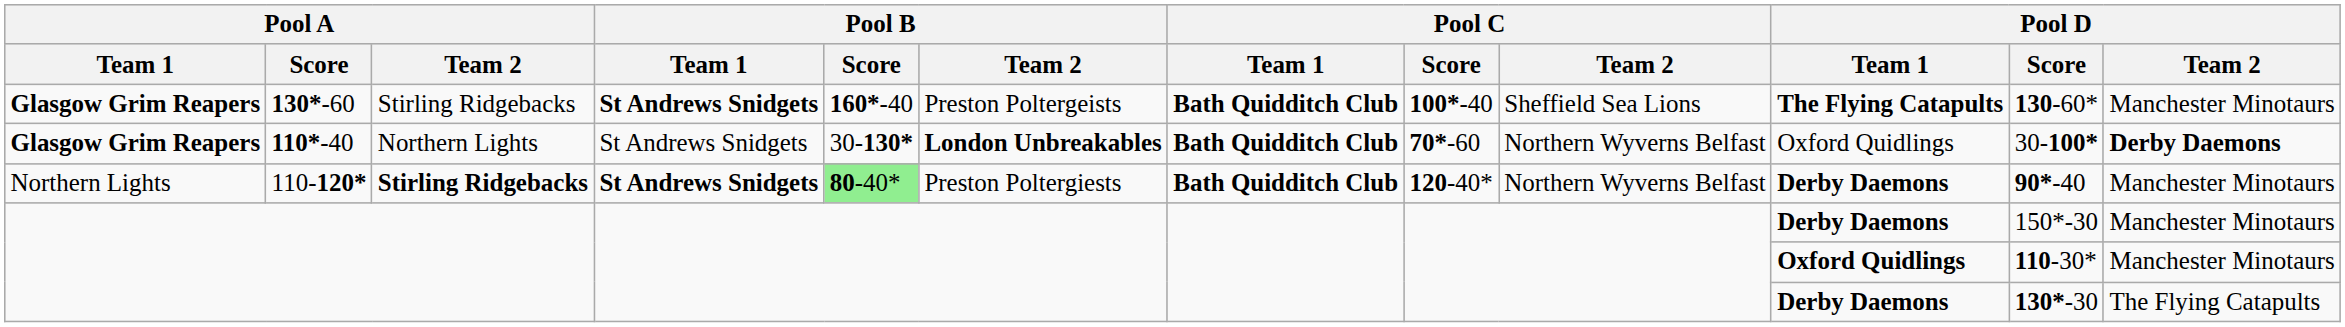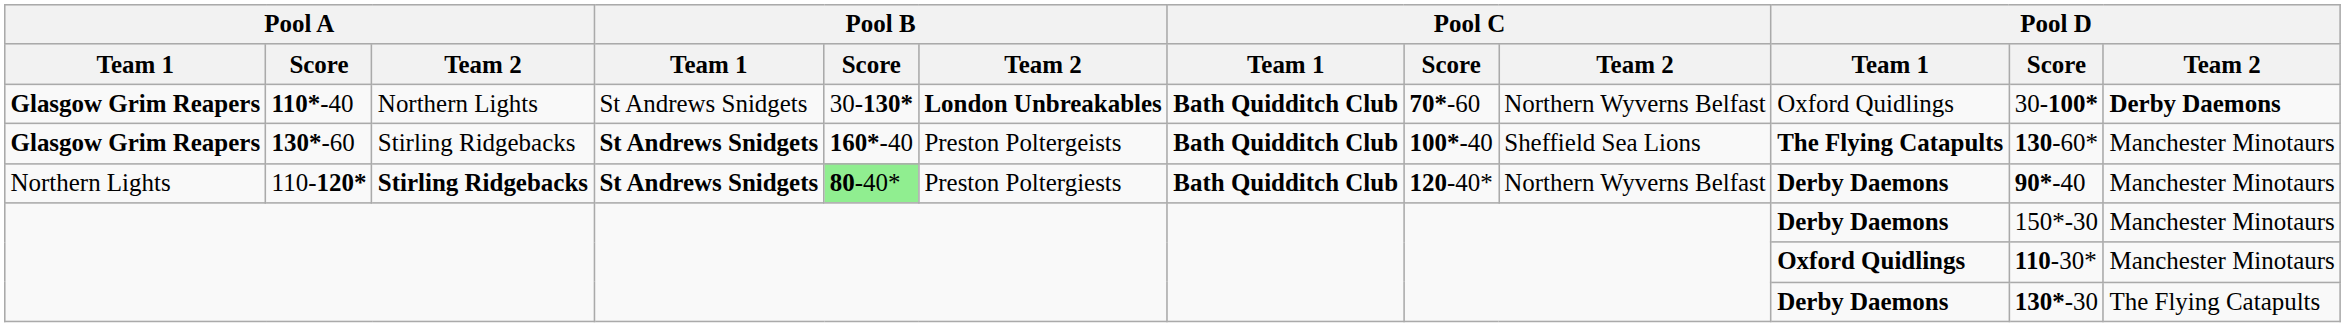rows swapped: (135, 143) <-> (135, 103)
